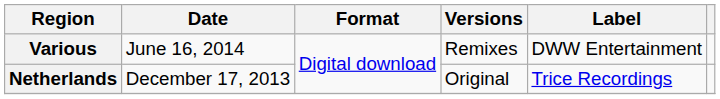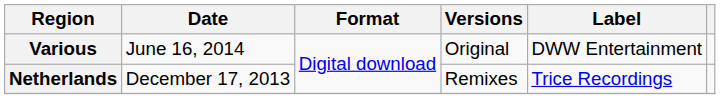(481, 49) Remixes -> (477, 49) Original
(477, 78) Original -> (481, 78) Remixes
